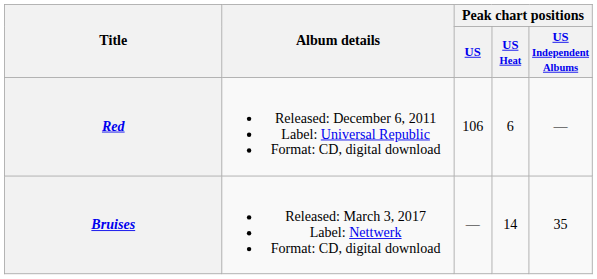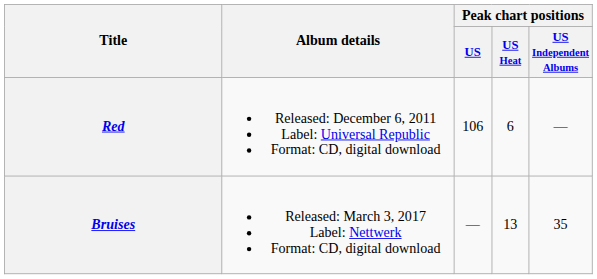(510, 224) 14 -> (510, 224) 13
